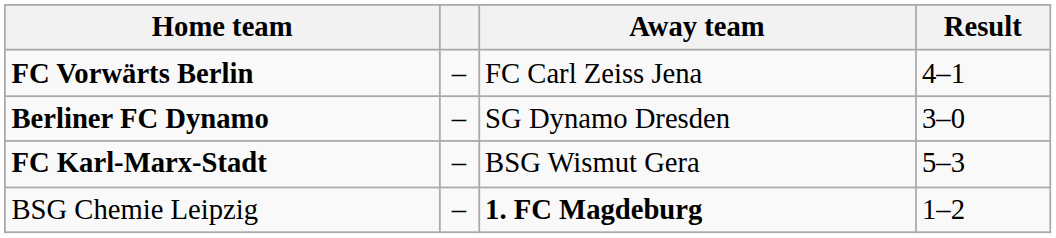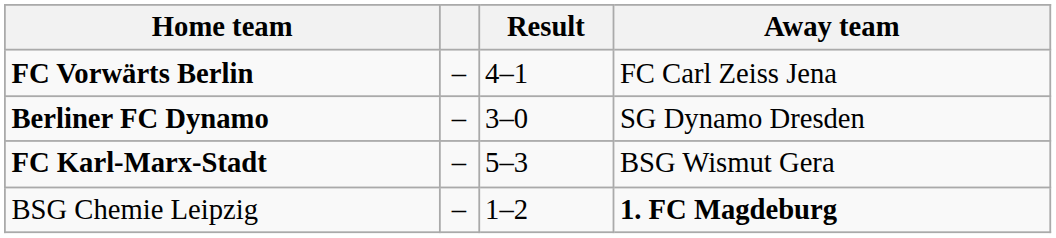columns swapped: (697, 27) <-> (983, 27)
